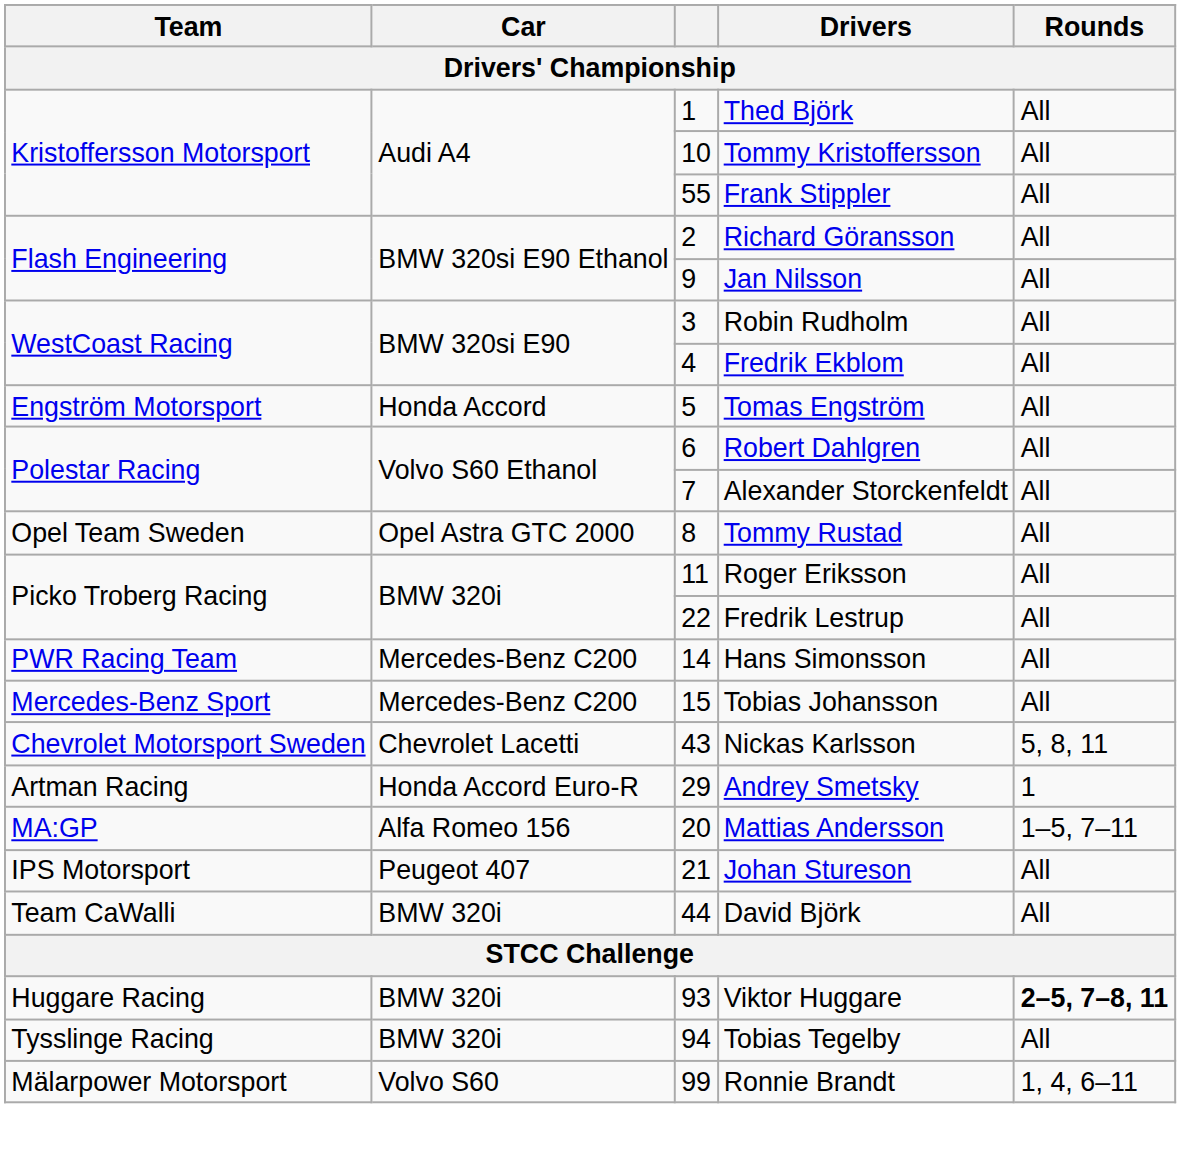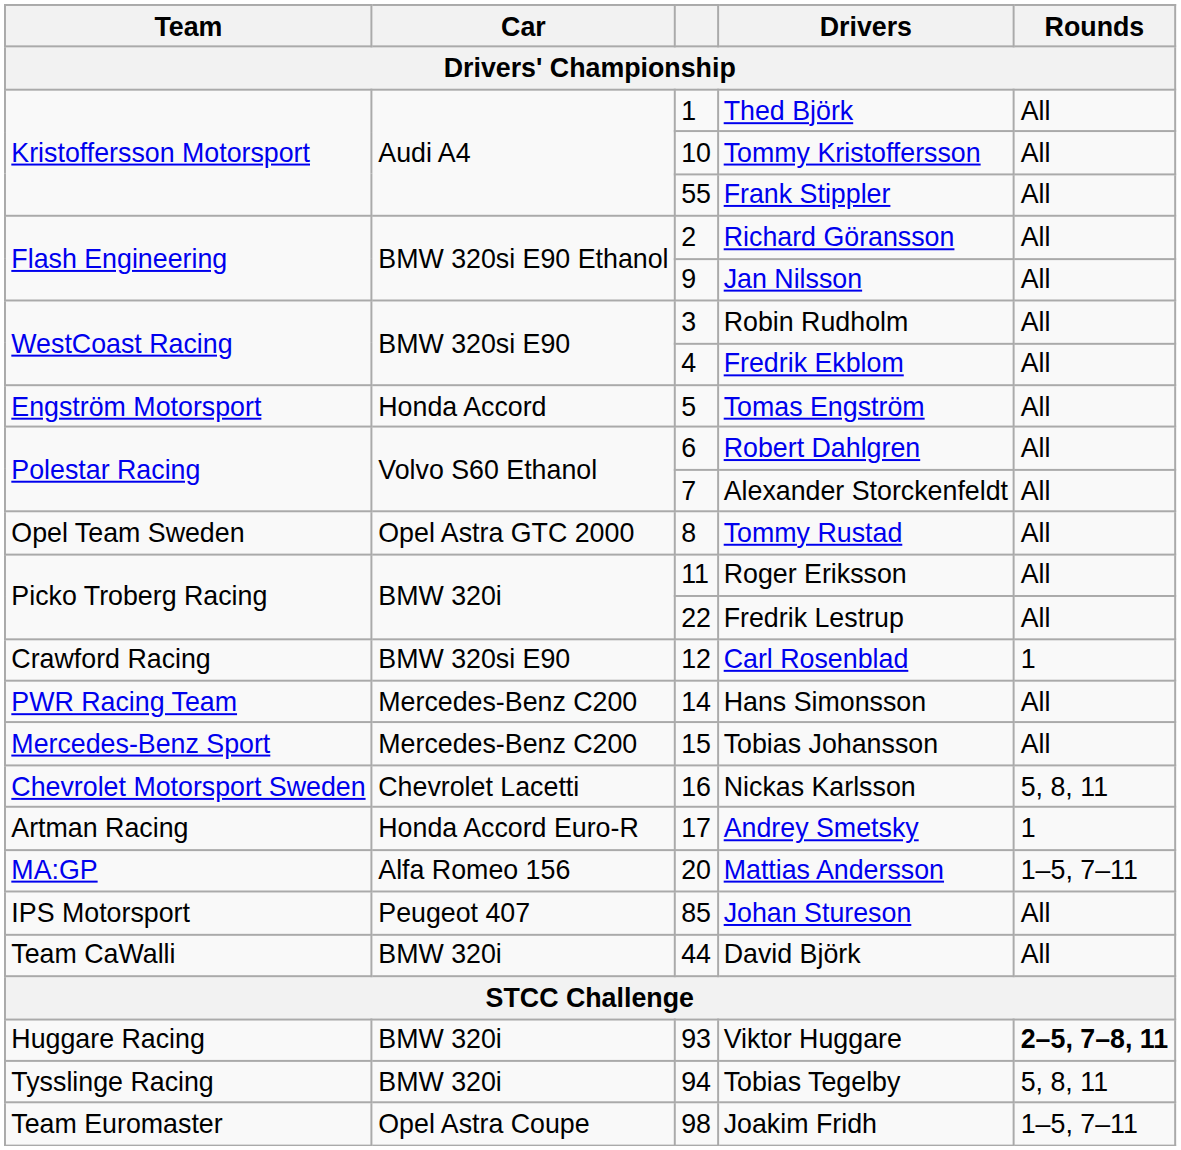+ row: (816, 659)
(696, 744) 43 -> (696, 786) 16
(696, 786) 29 -> (696, 828) 17
(696, 870) 21 -> (696, 913) 85
(1036, 1039) All -> (1064, 1081) 5, 8, 11
+ row: (800, 1124)
- row: (809, 1081)
